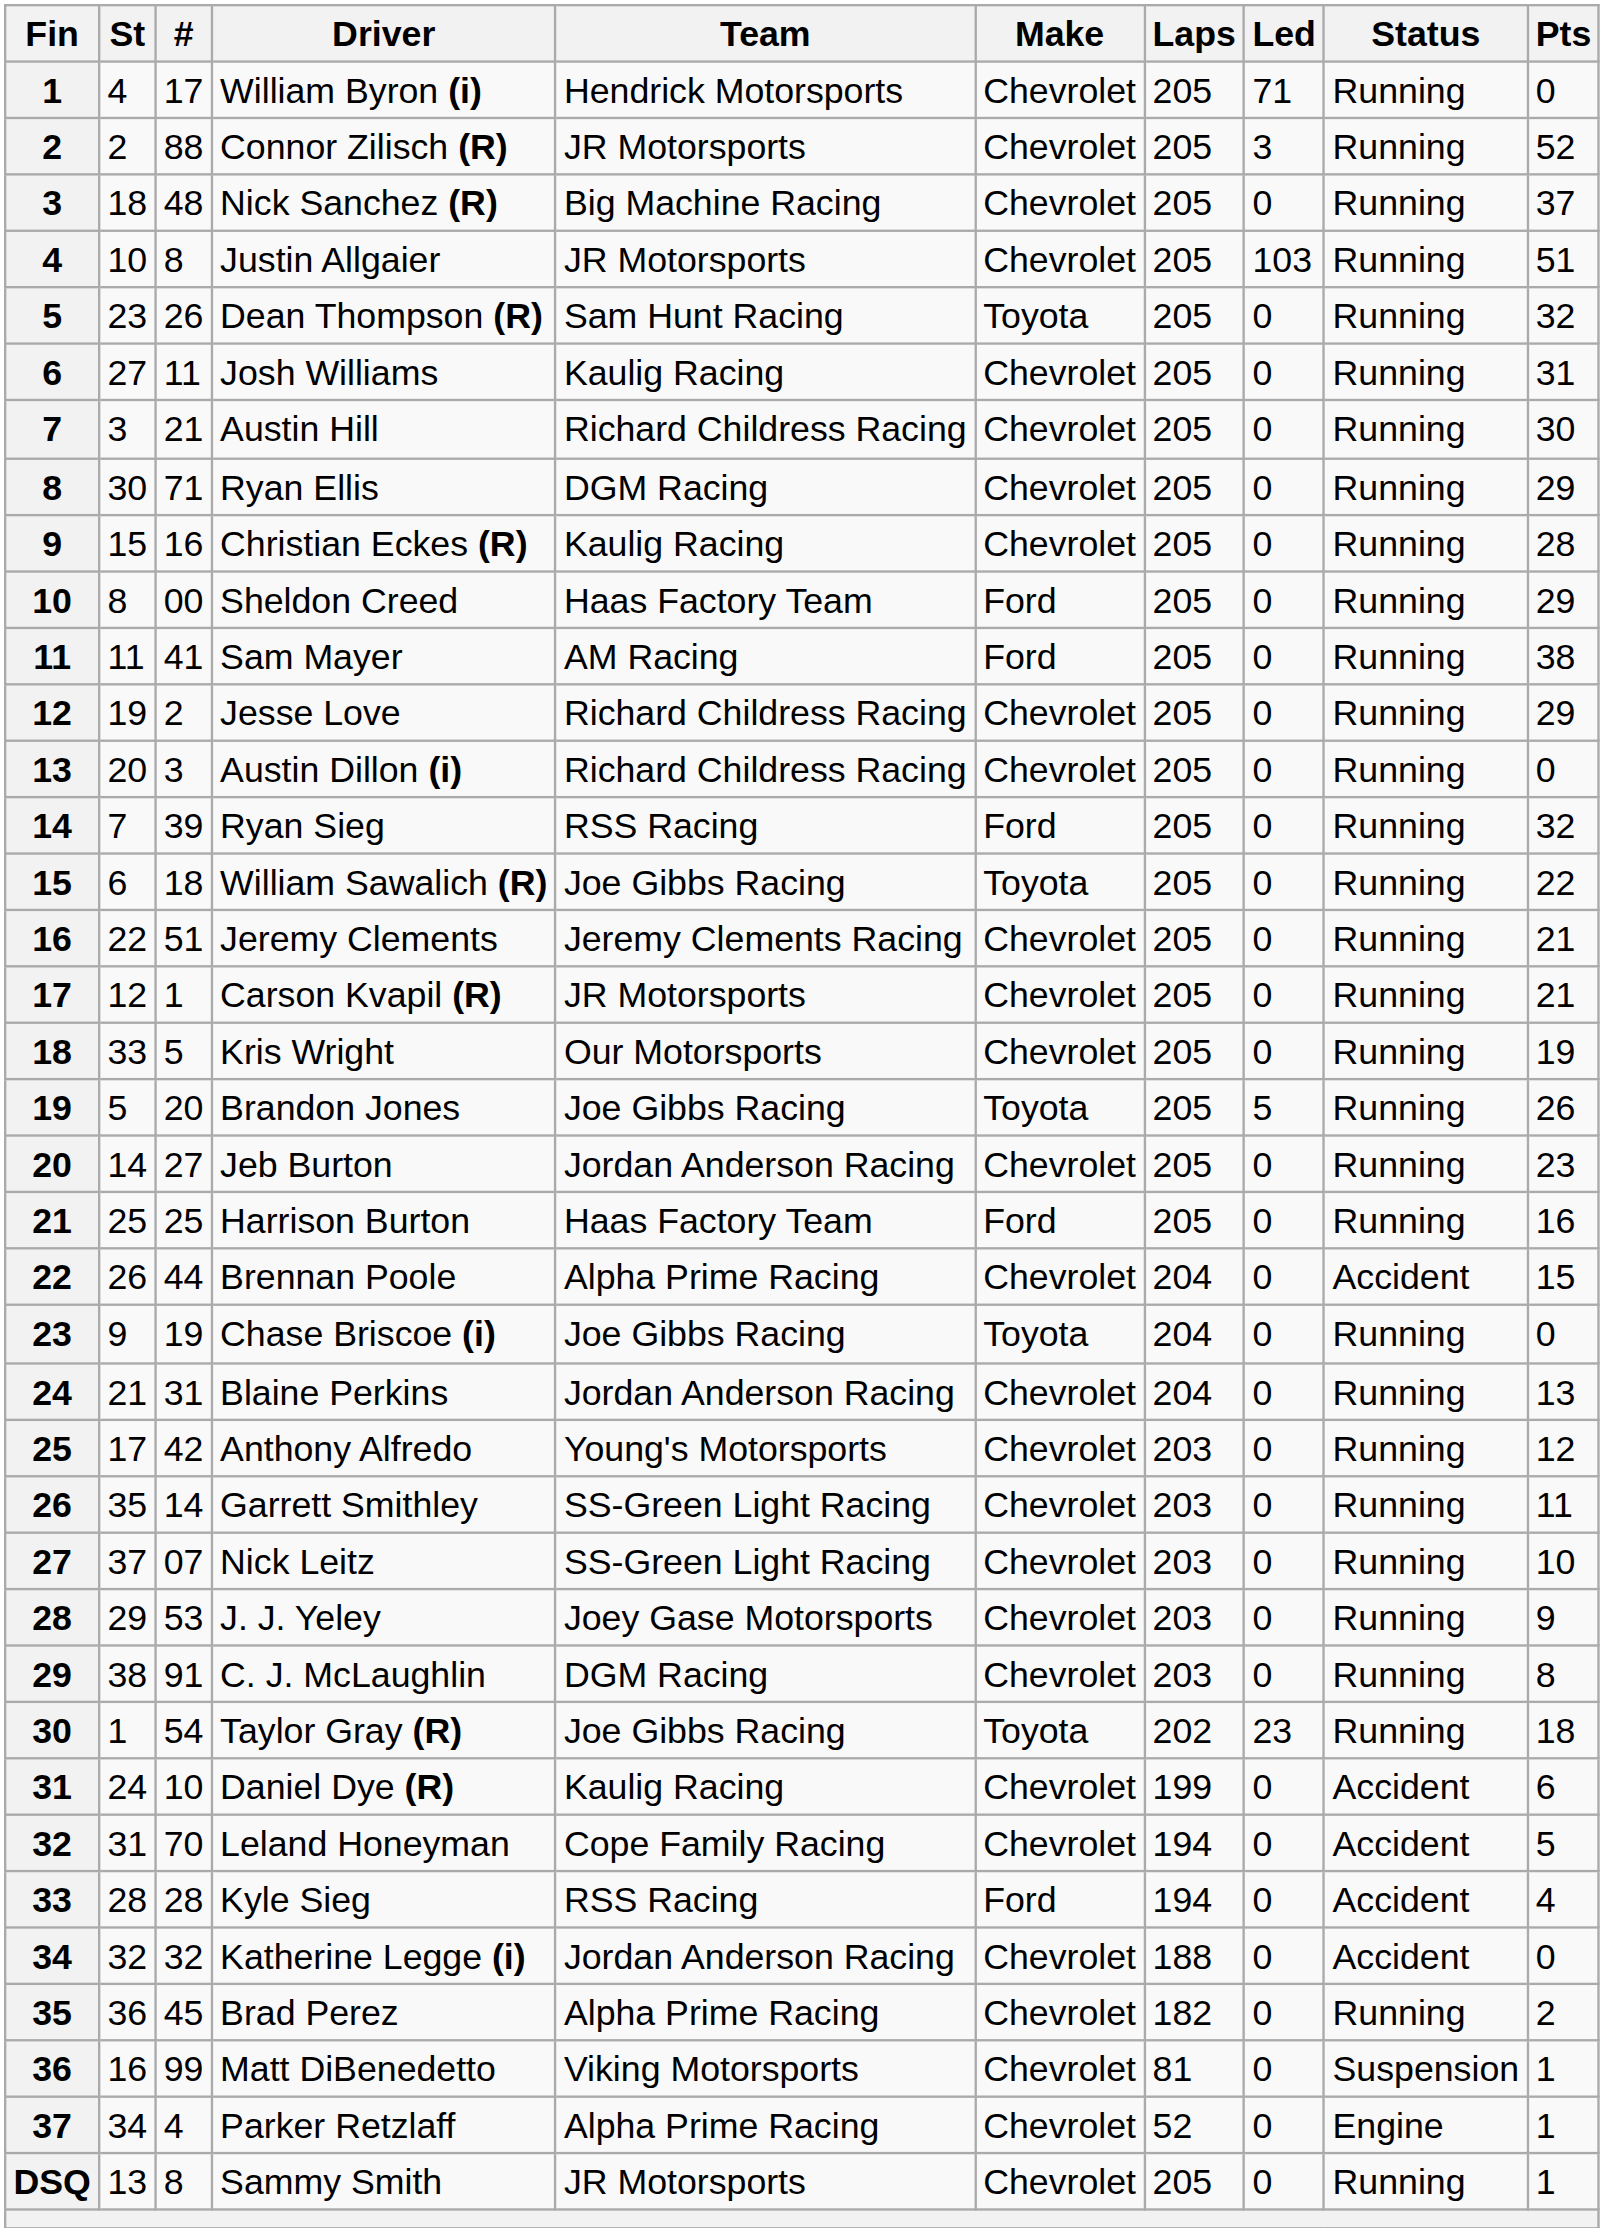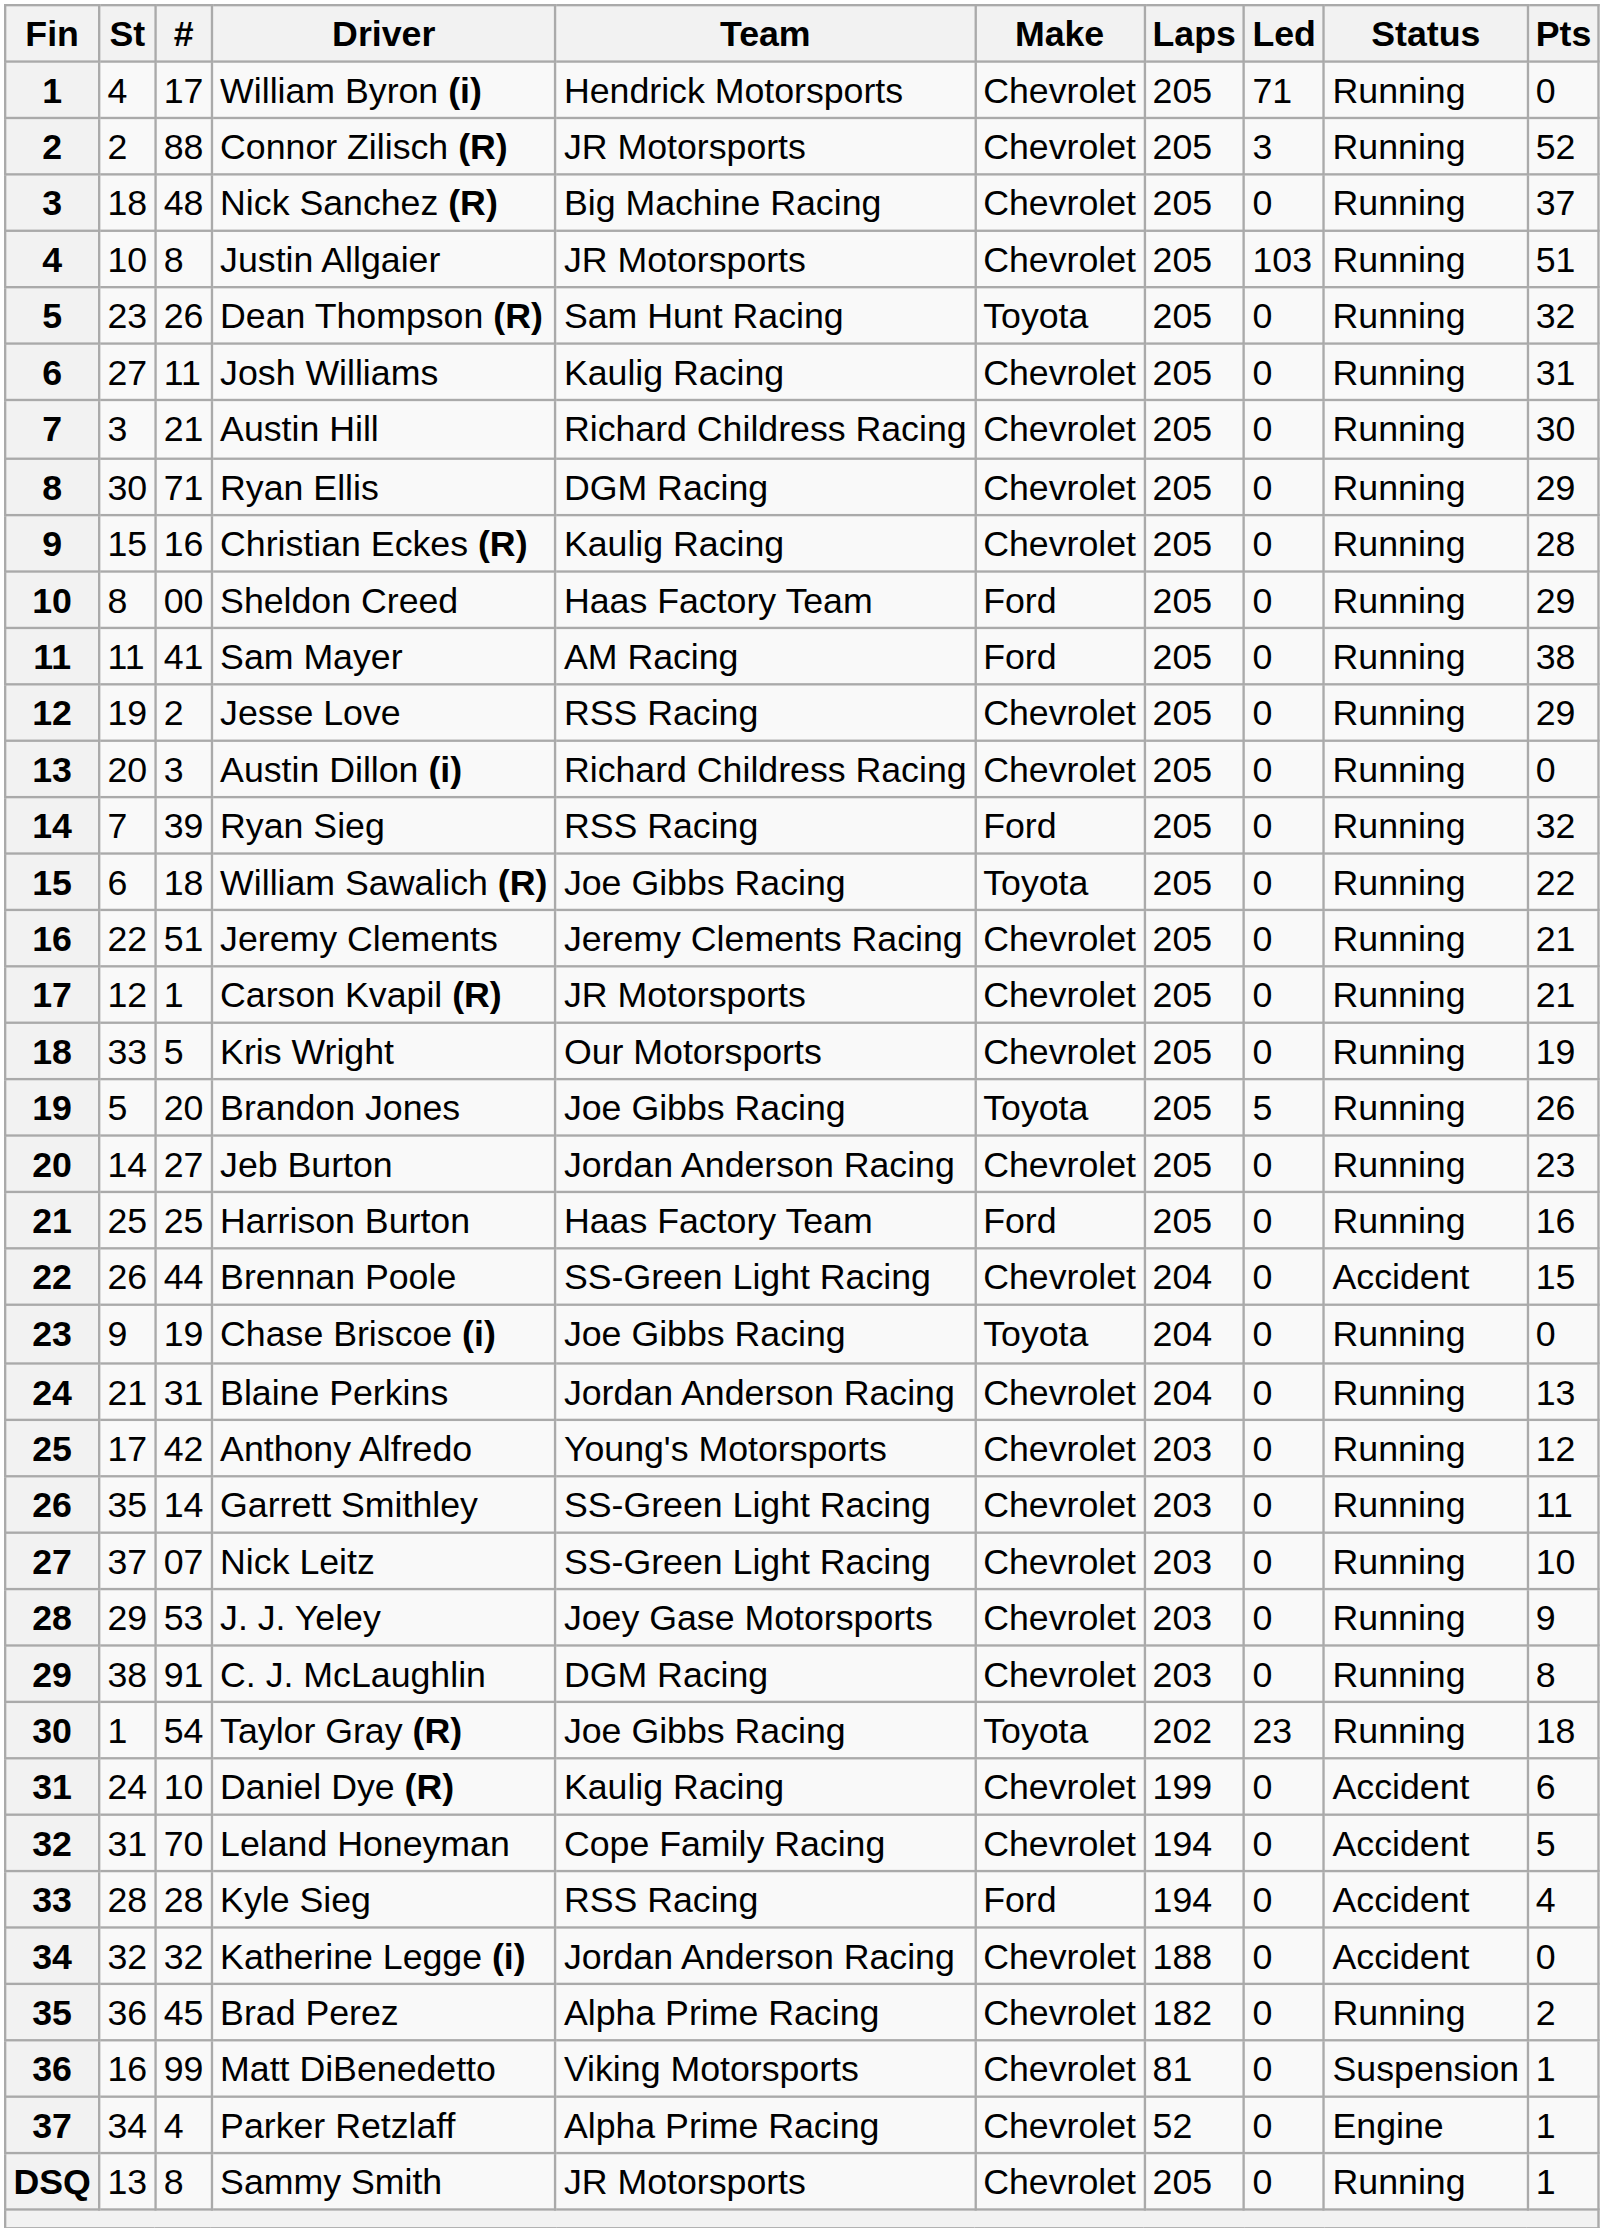(765, 712) Richard Childress Racing -> (661, 712) RSS Racing
(722, 1278) Alpha Prime Racing -> (747, 1278) SS-Green Light Racing
